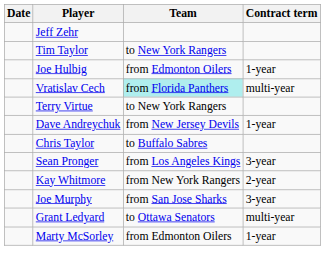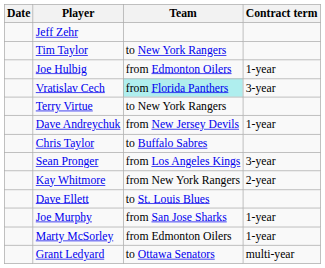(270, 87) multi-year -> (261, 87) 3-year
+ row: (62, 198)
(261, 198) 3-year -> (261, 217) 1-year
rows swapped: (70, 217) <-> (75, 236)
